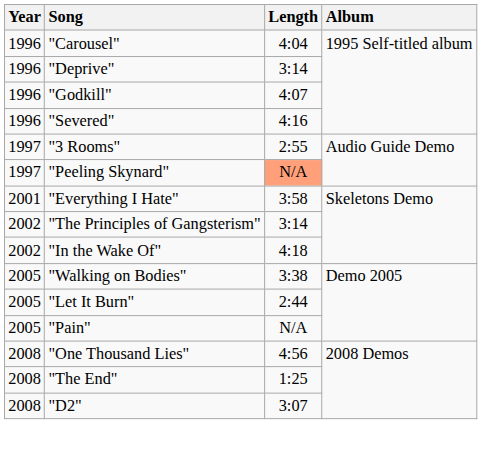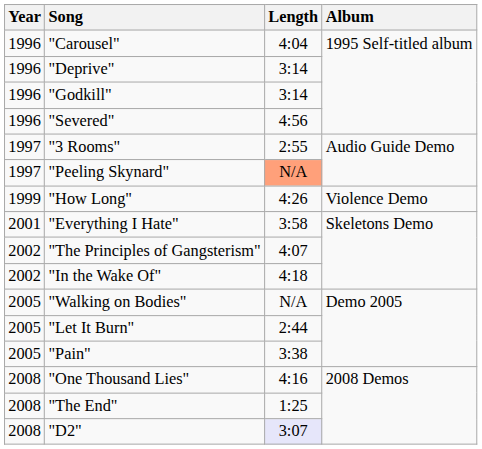(293, 95) 4:07 -> (293, 95) 3:14
(293, 120) 4:16 -> (293, 120) 4:56
+ row: (90, 198)
(293, 224) 3:14 -> (293, 250) 4:07
(293, 276) 3:38 -> (293, 302) N/A
(293, 328) N/A -> (293, 353) 3:38
(293, 353) 4:56 -> (293, 379) 4:16
(293, 405) no background -> (293, 431) lavender background
